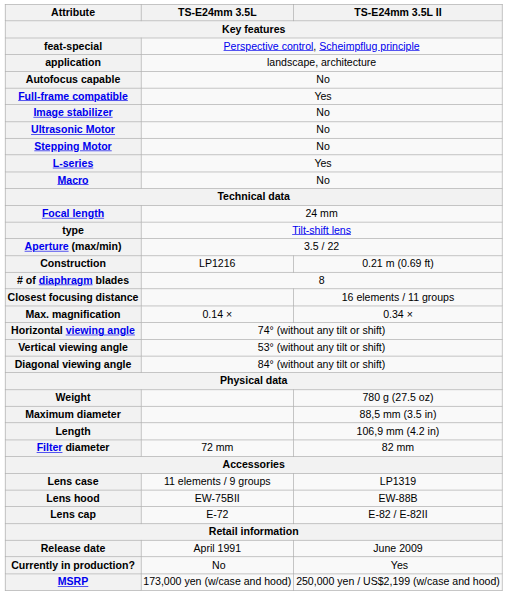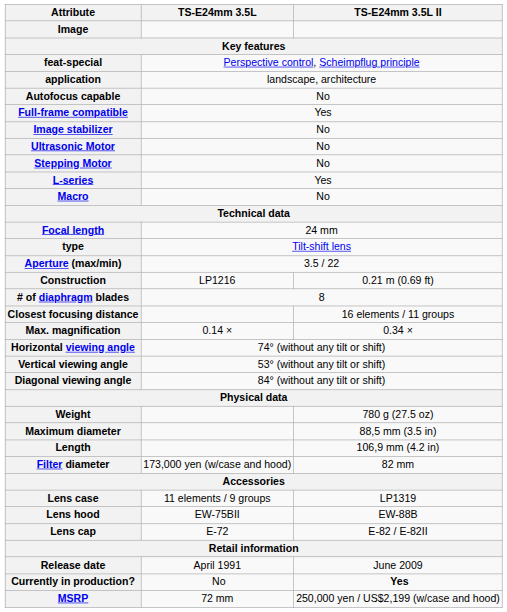+ row: (73, 29)
(217, 448) 72 mm -> (217, 465) 173,000 yen (w/case and hood)
(398, 565) normal -> (398, 582) bold
(217, 582) 173,000 yen (w/case and hood) -> (217, 599) 72 mm
